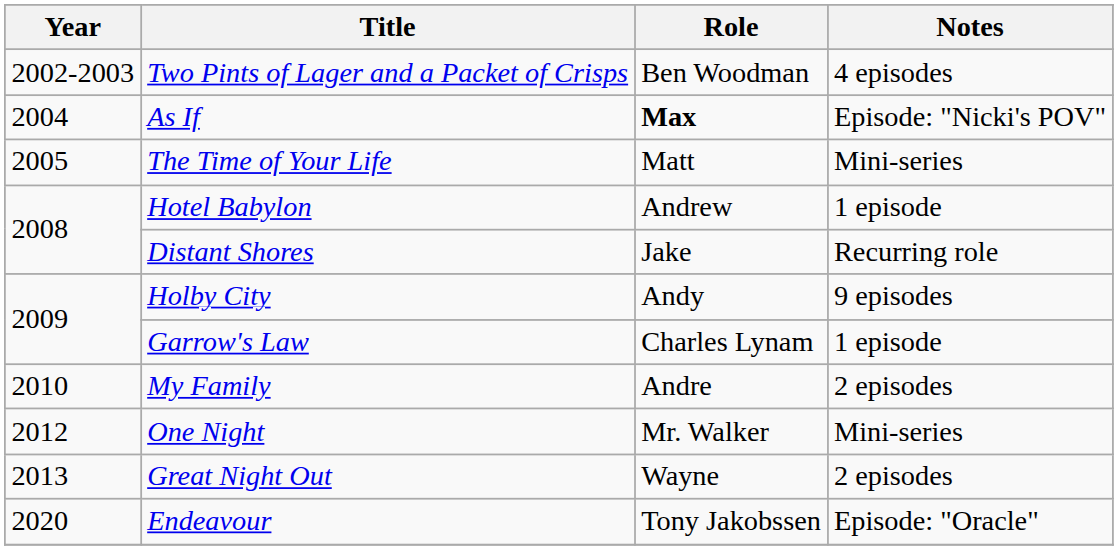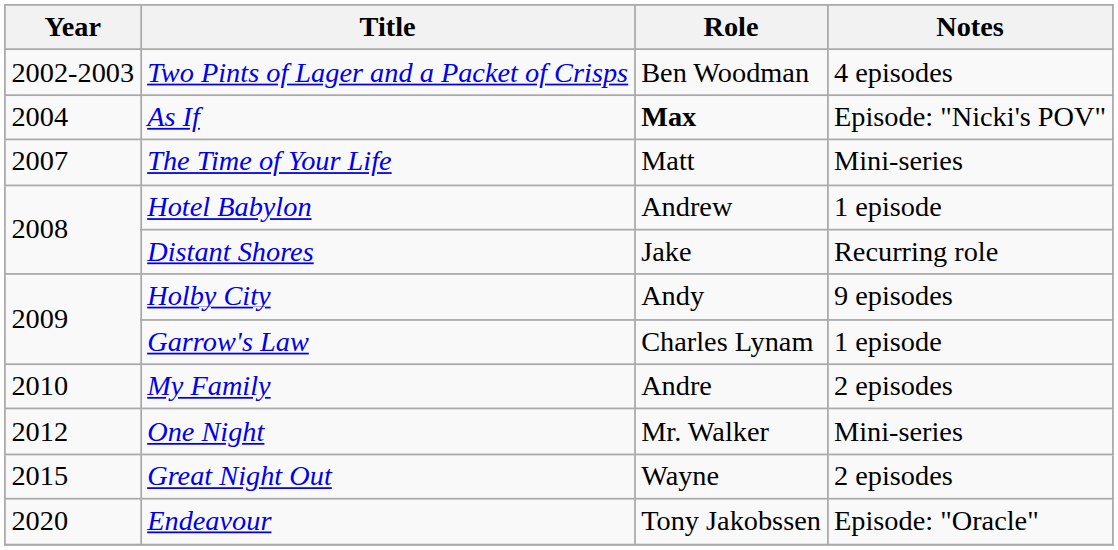(40, 161) 2005 -> (40, 161) 2007
(40, 476) 2013 -> (40, 476) 2015
